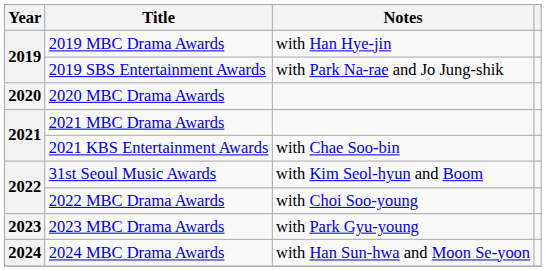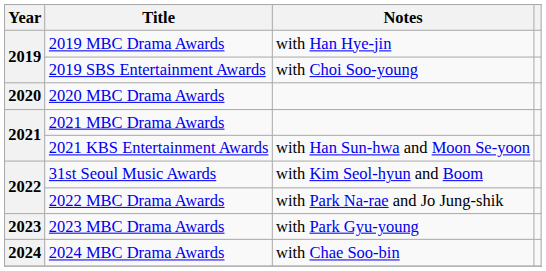(390, 69) with Park Na-rae and Jo Jung-shik -> (347, 69) with Choi Soo-young
(338, 148) with Chae Soo-bin -> (403, 148) with Han Sun-hwa and Moon Se-yoon
(347, 200) with Choi Soo-young -> (390, 200) with Park Na-rae and Jo Jung-shik
(403, 252) with Han Sun-hwa and Moon Se-yoon -> (338, 252) with Chae Soo-bin
